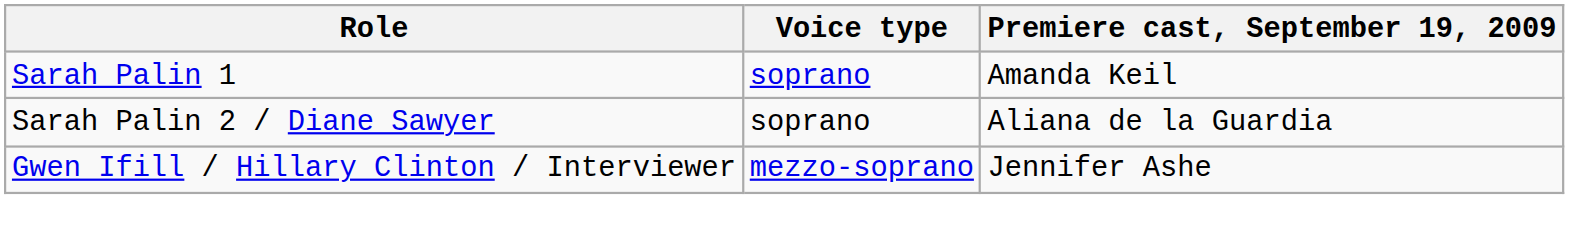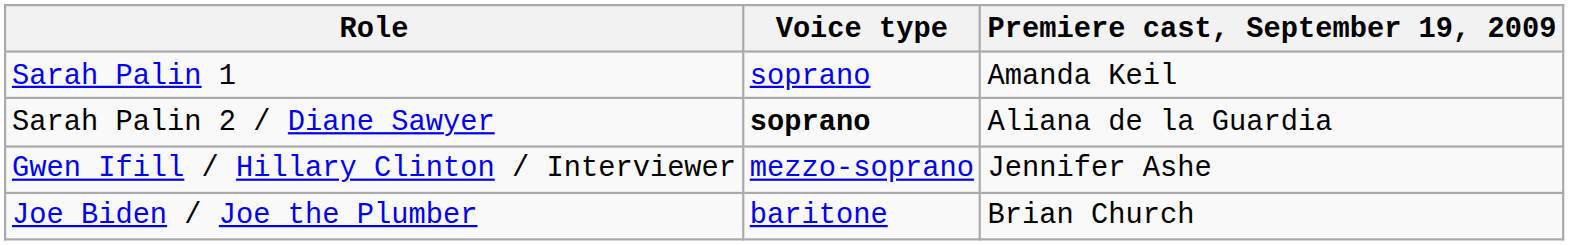(810, 122) normal -> (810, 122) bold
+ row: (245, 216)
